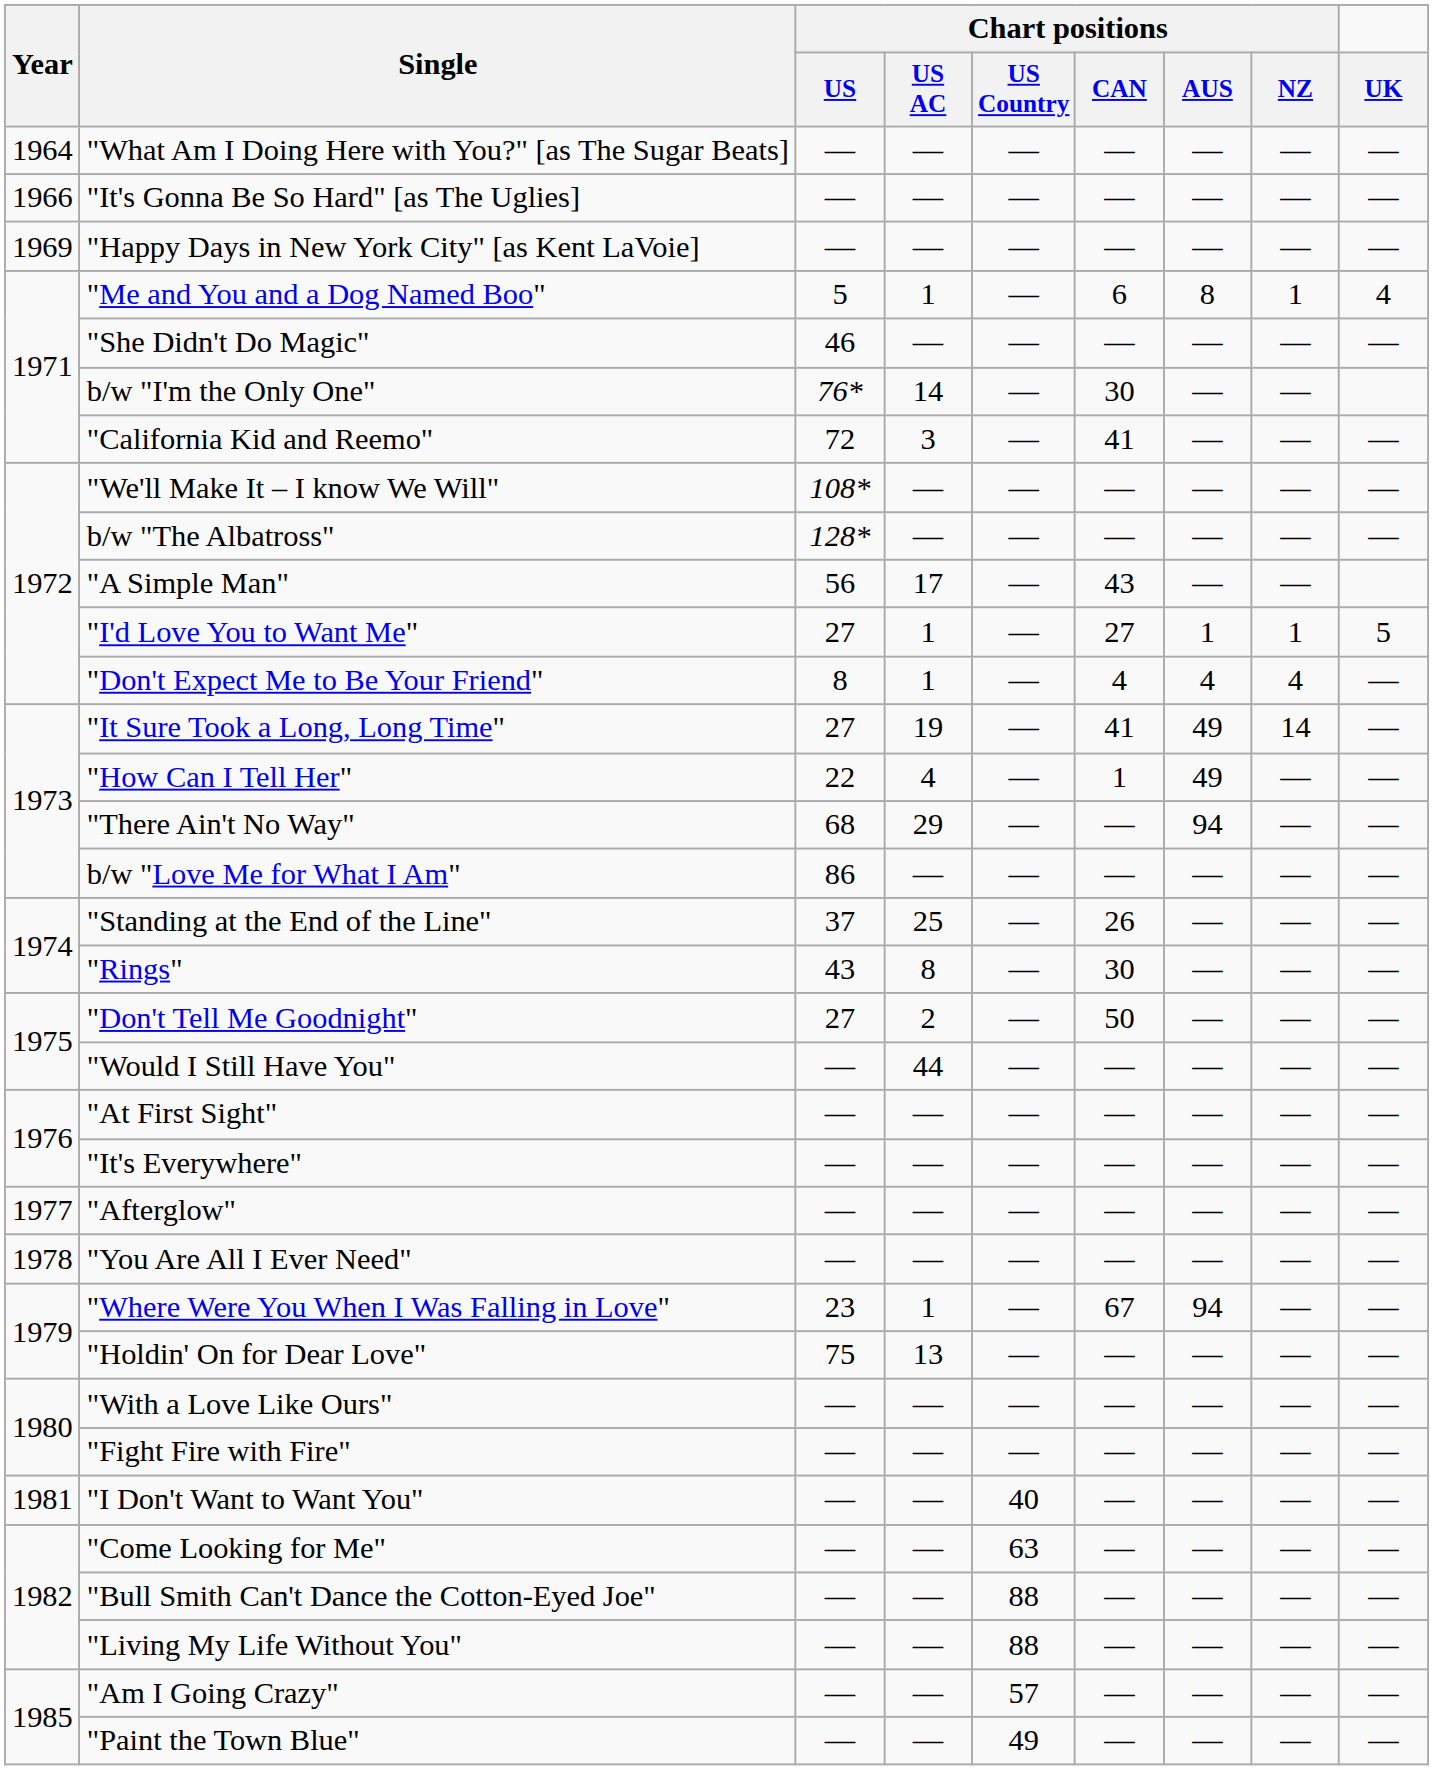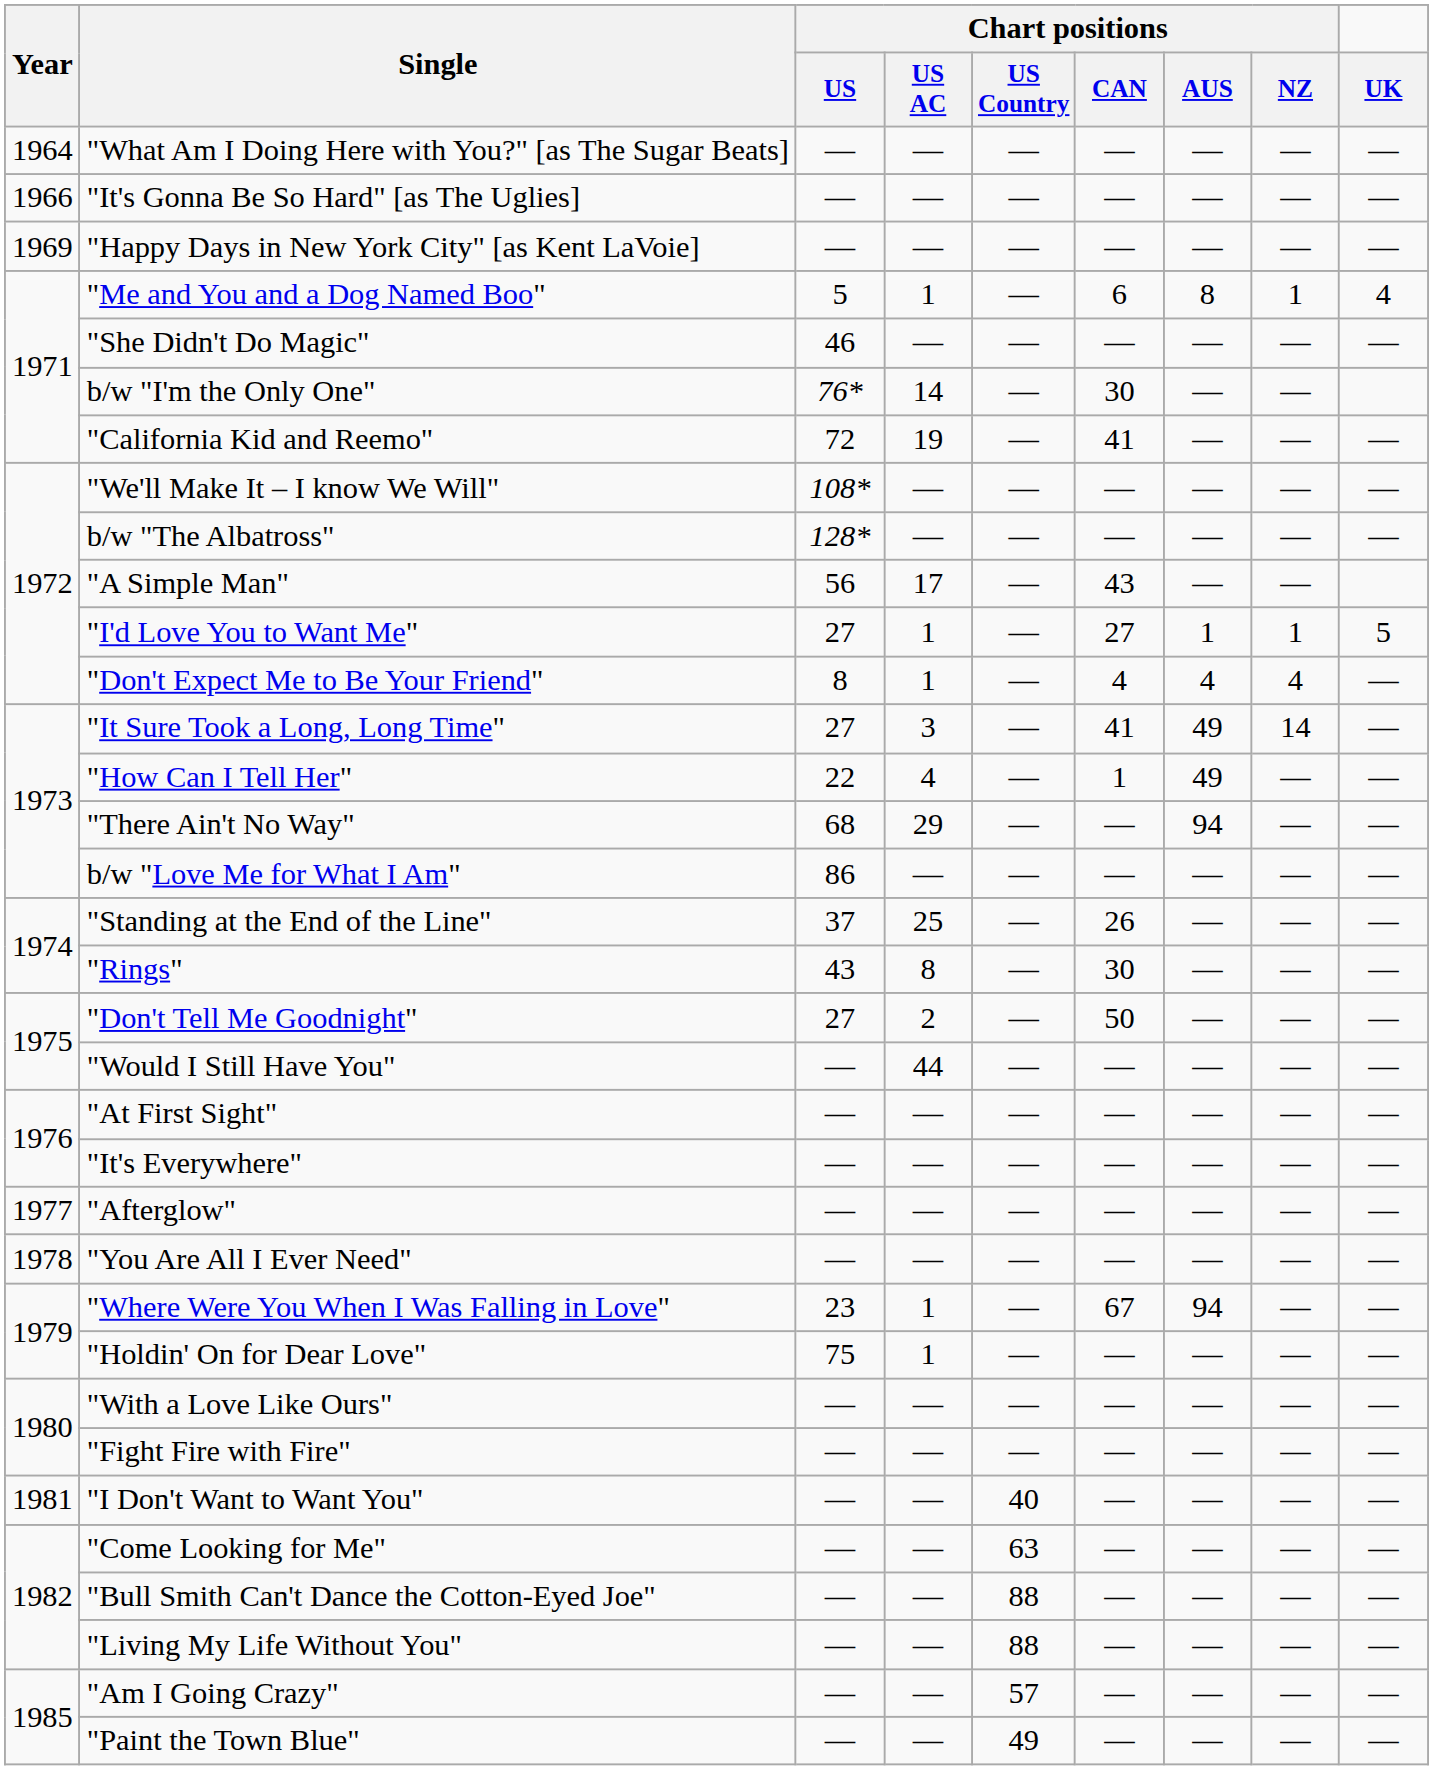(928, 438) 3 -> (928, 438) 19
(928, 728) 19 -> (928, 728) 3
(928, 1354) 13 -> (928, 1354) 1
